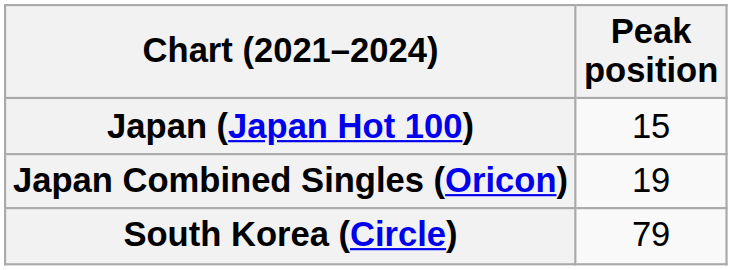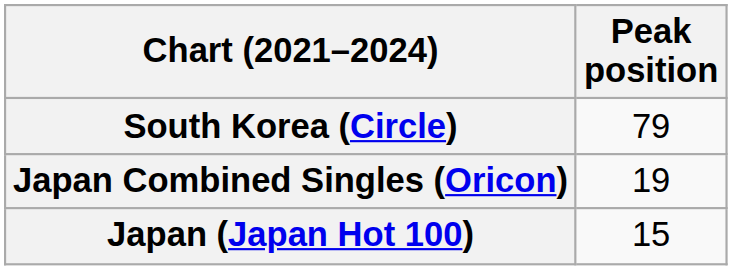rows swapped: (291, 125) <-> (291, 235)
